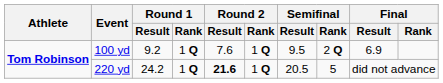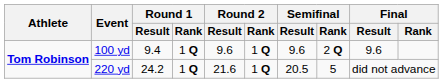(152, 50) 9.2 -> (152, 50) 9.4
(225, 50) 7.6 -> (225, 50) 9.6
(297, 50) 9.5 -> (297, 50) 9.6
(374, 50) 6.9 -> (374, 50) 9.6
(225, 69) bold -> (225, 69) normal
